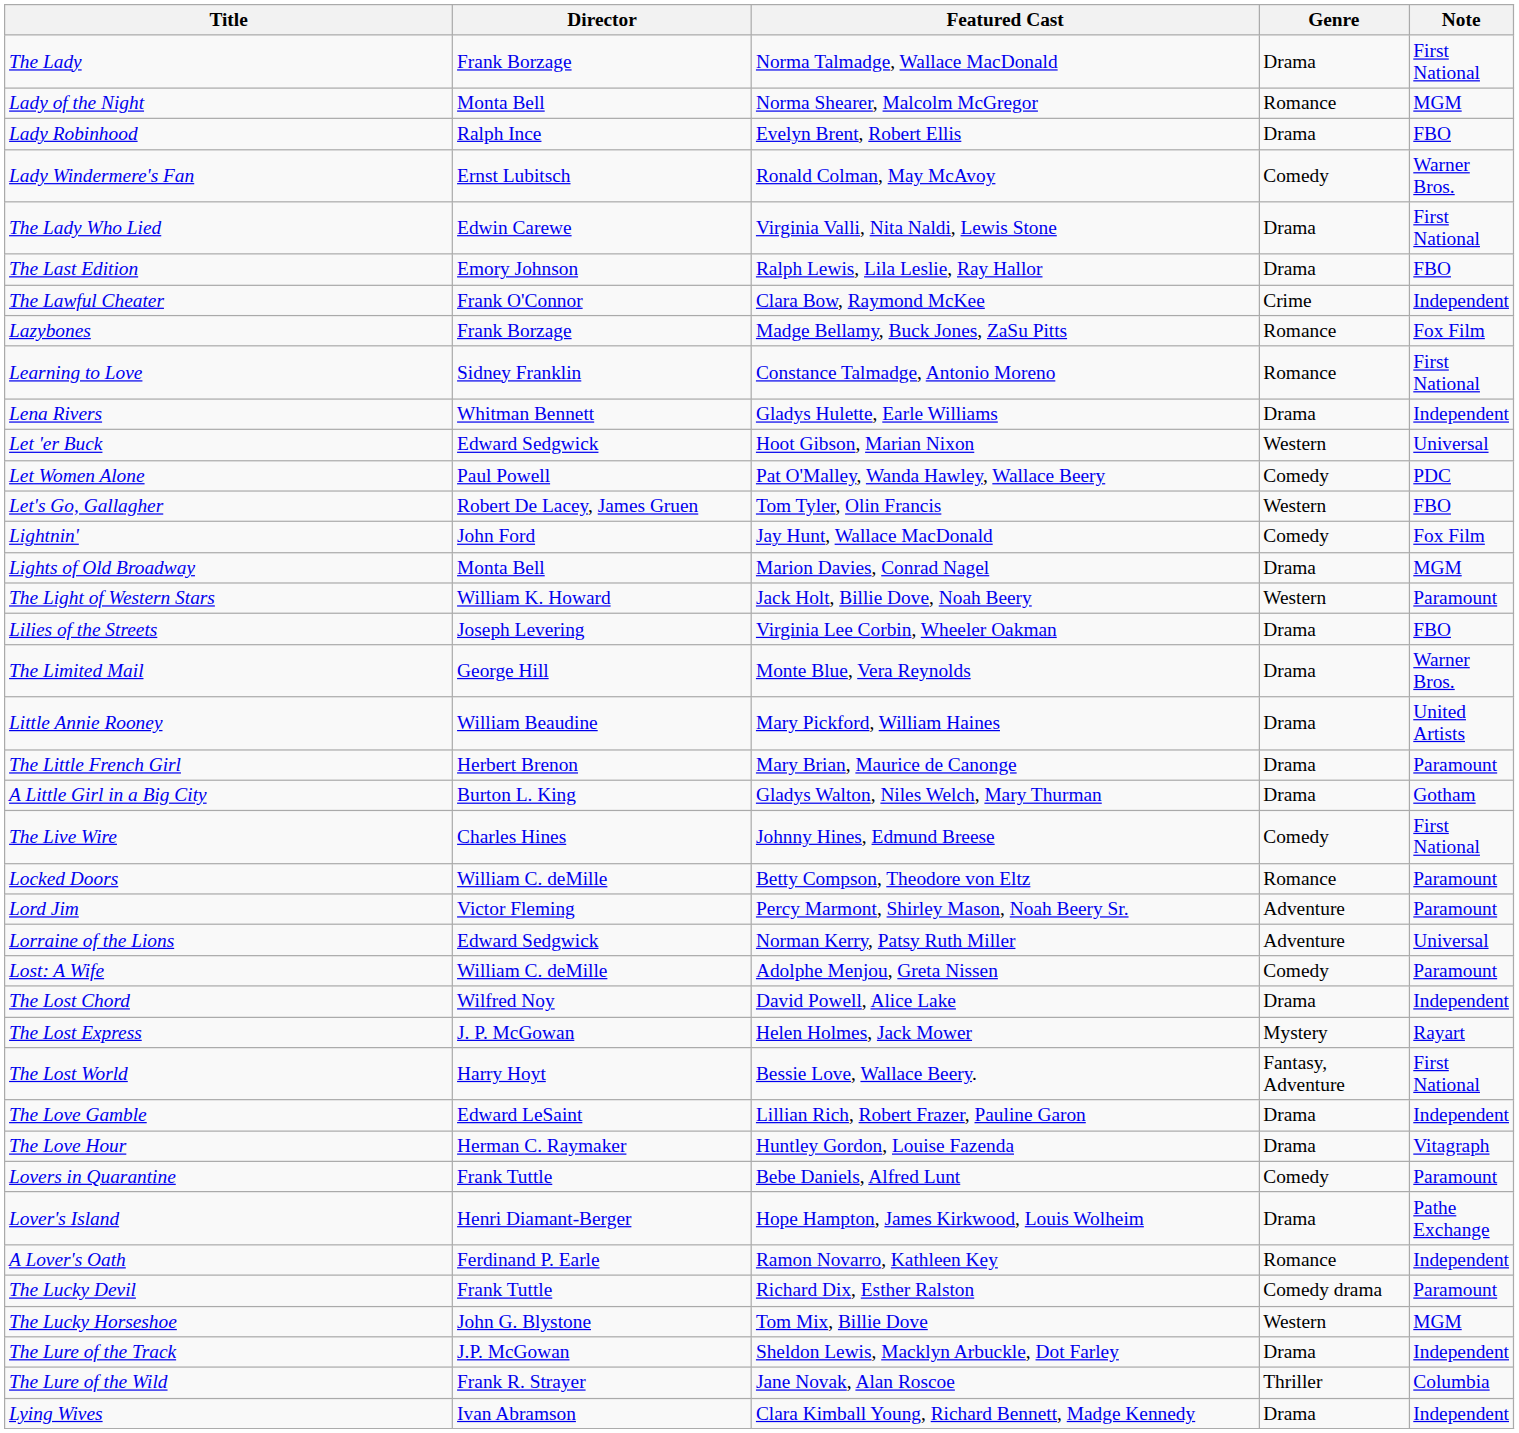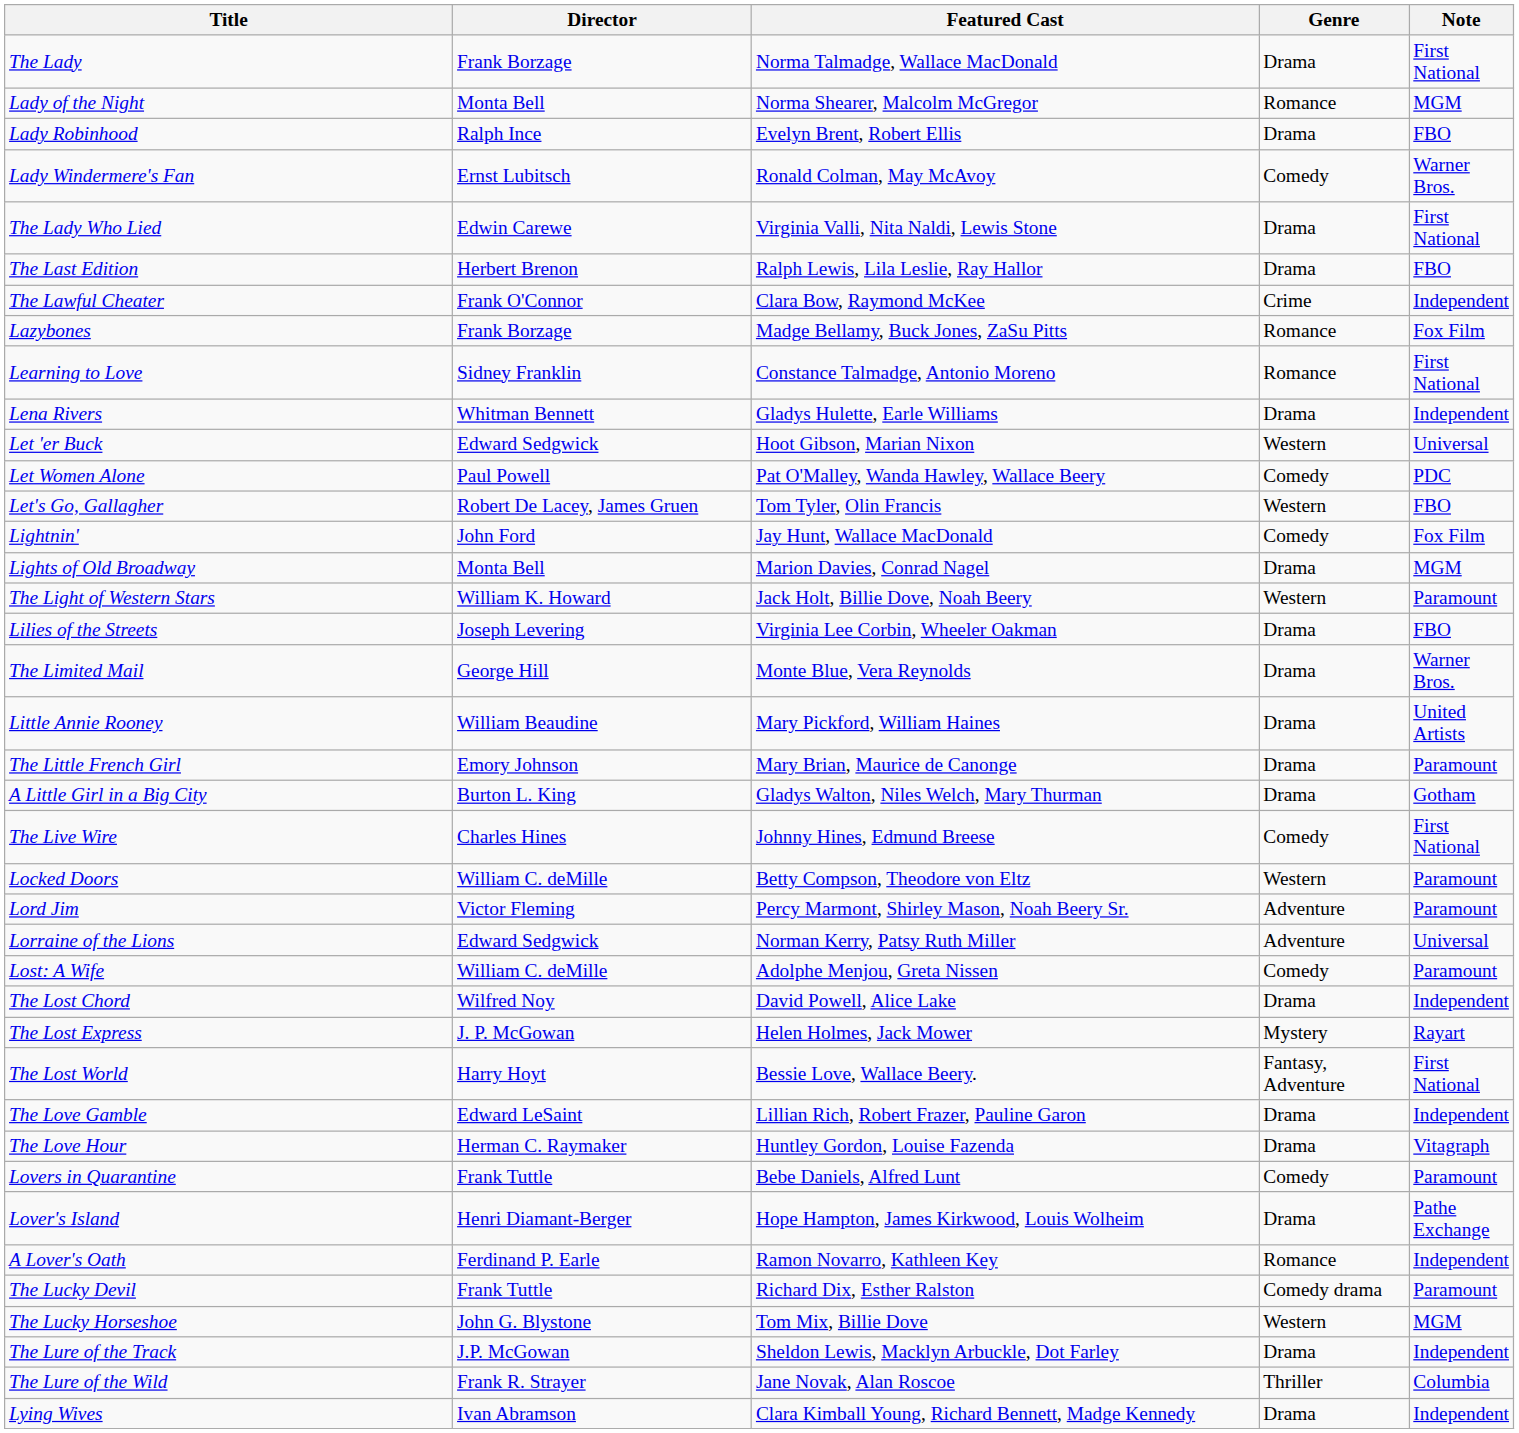(518, 269) Emory Johnson -> (518, 269) Herbert Brenon
(518, 764) Herbert Brenon -> (518, 764) Emory Johnson
(1300, 878) Romance -> (1295, 878) Western
